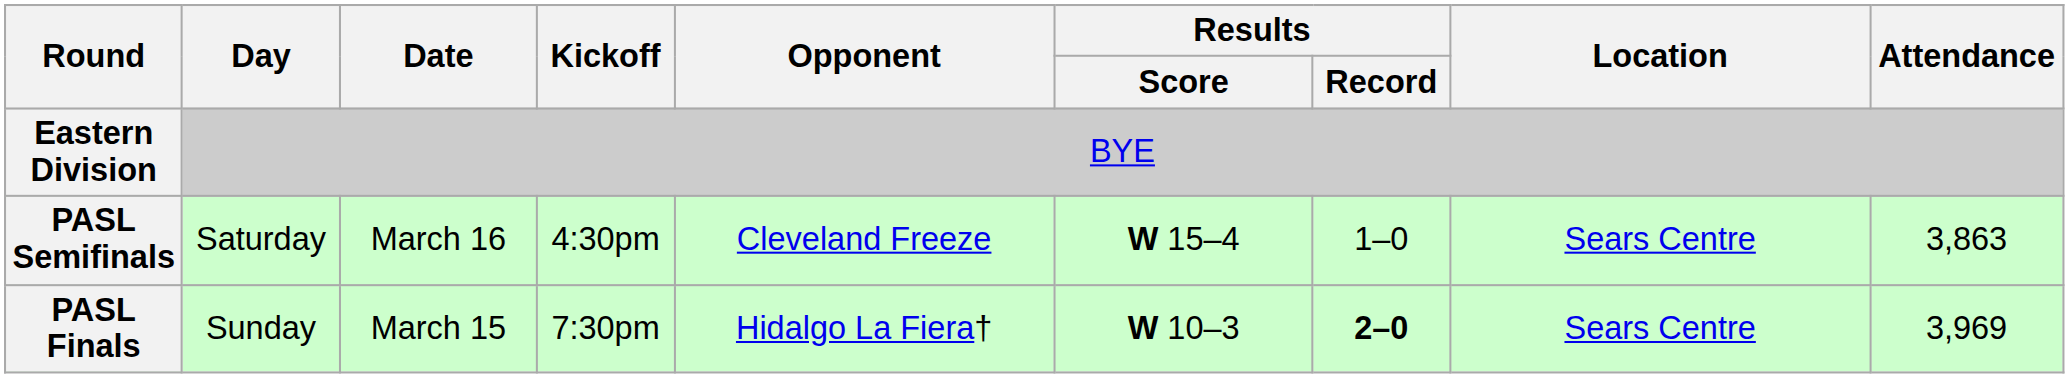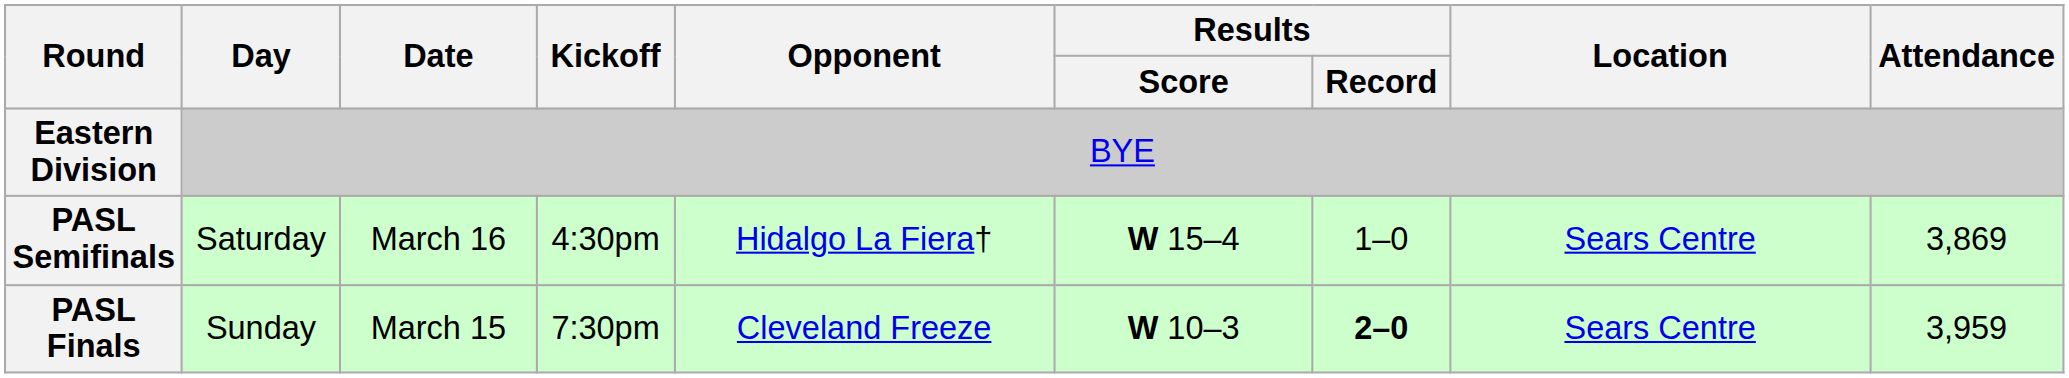(864, 239) Cleveland Freeze -> (864, 239) Hidalgo La Fiera†
(1967, 239) 3,863 -> (1967, 239) 3,869
(864, 327) Hidalgo La Fiera† -> (864, 327) Cleveland Freeze
(1967, 327) 3,969 -> (1967, 327) 3,959
